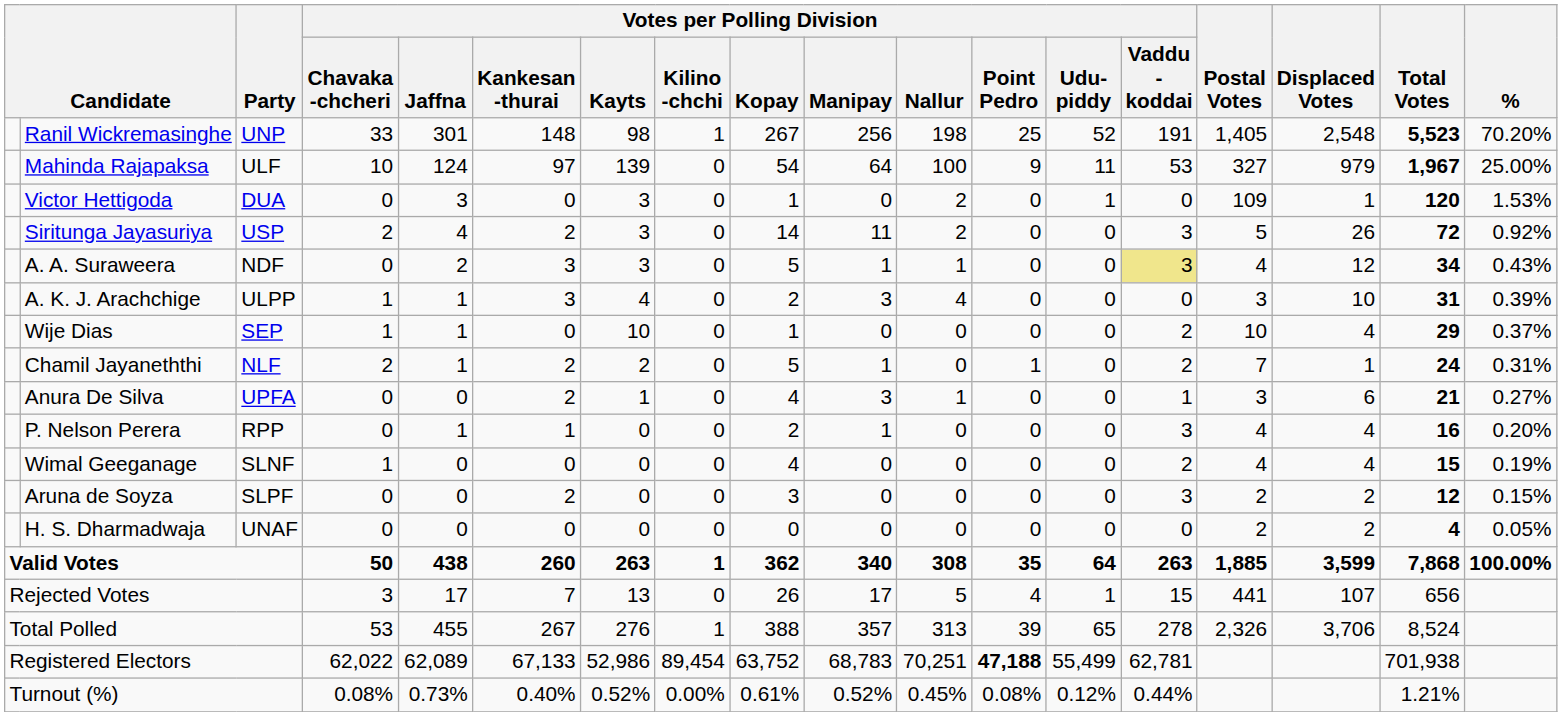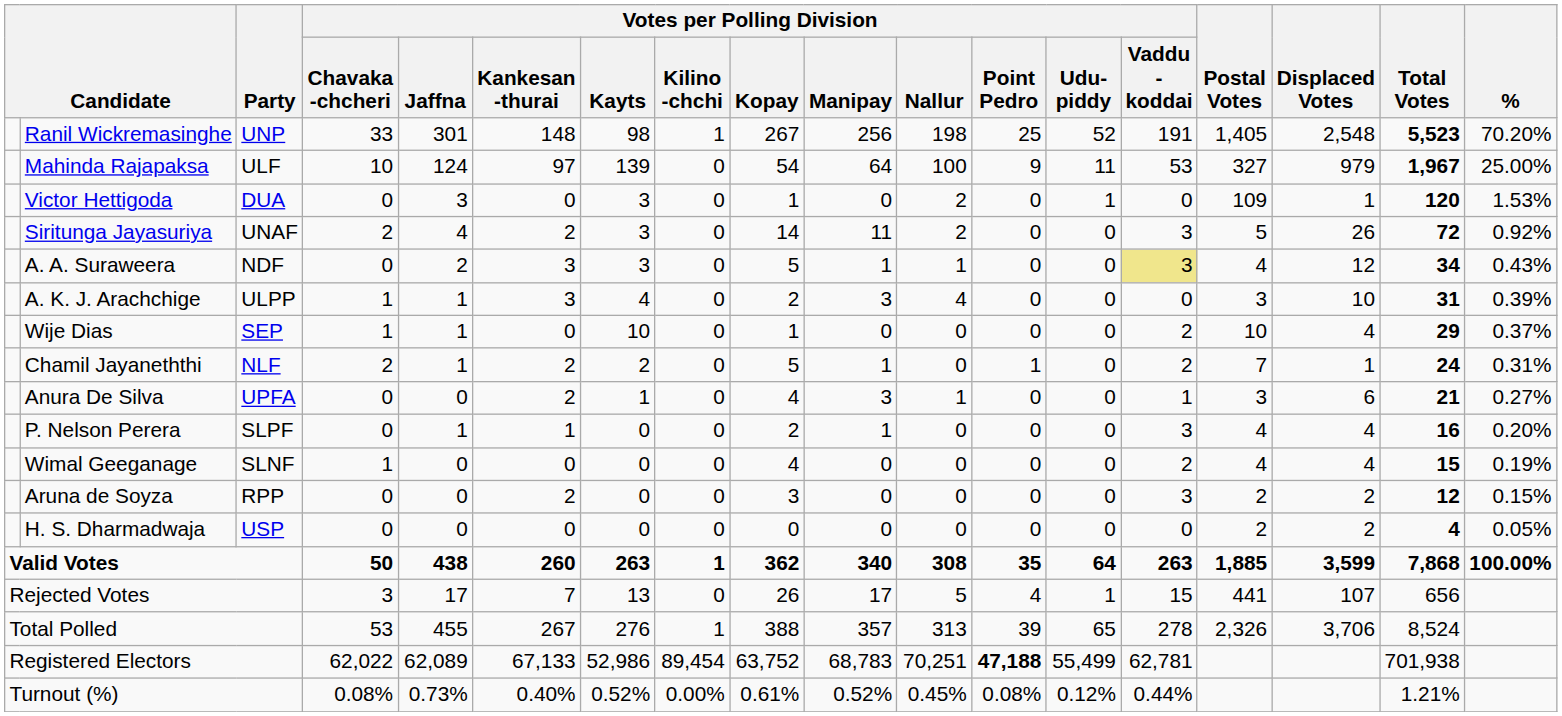(263, 232) USP -> (270, 232) UNAF
(263, 430) RPP -> (267, 430) SLPF
(267, 496) SLPF -> (263, 496) RPP
(270, 529) UNAF -> (263, 529) USP
